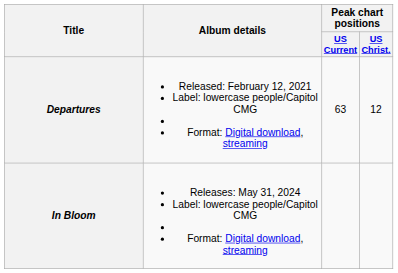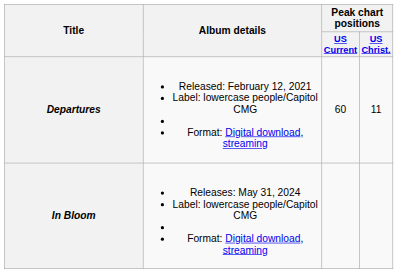(341, 109) 63 -> (341, 109) 60
(376, 109) 12 -> (376, 109) 11
